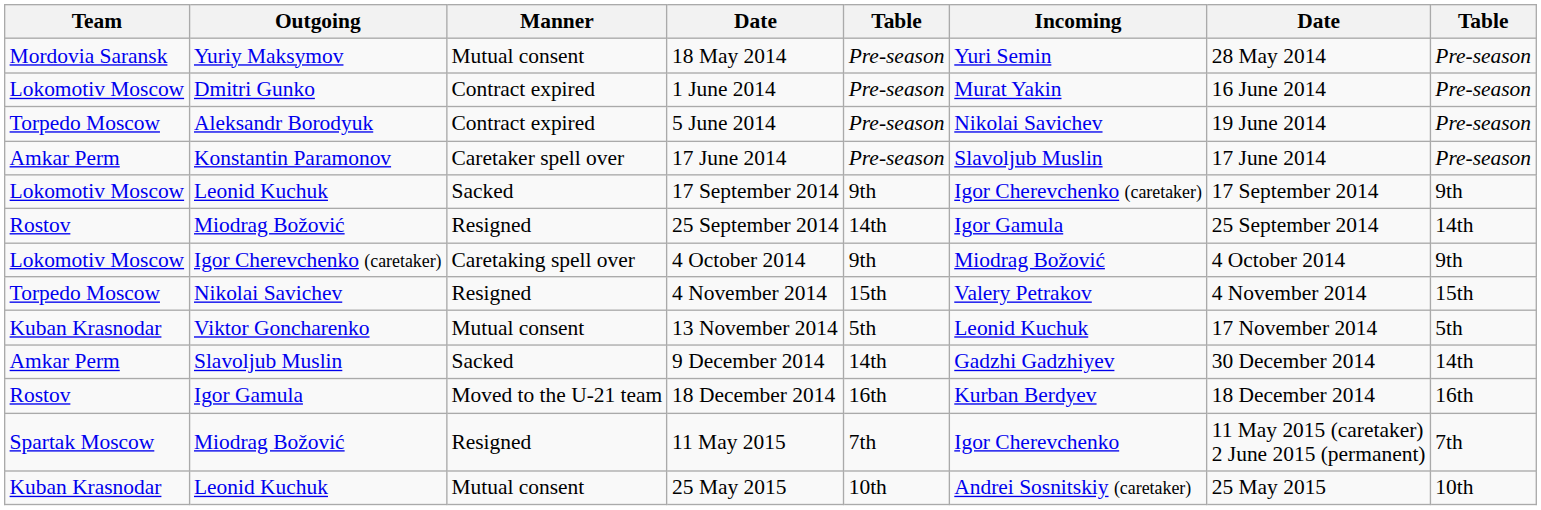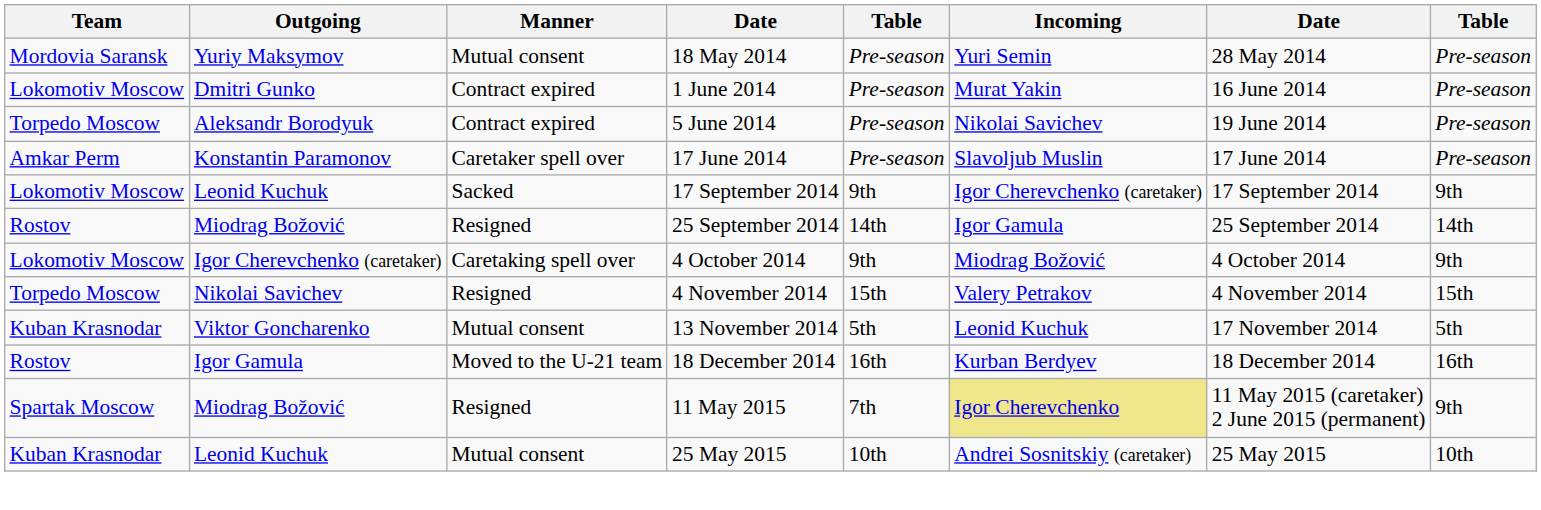- row: (748, 361)
(1037, 441) no background -> (1037, 407) khaki background
(1449, 441) 7th -> (1449, 407) 9th
